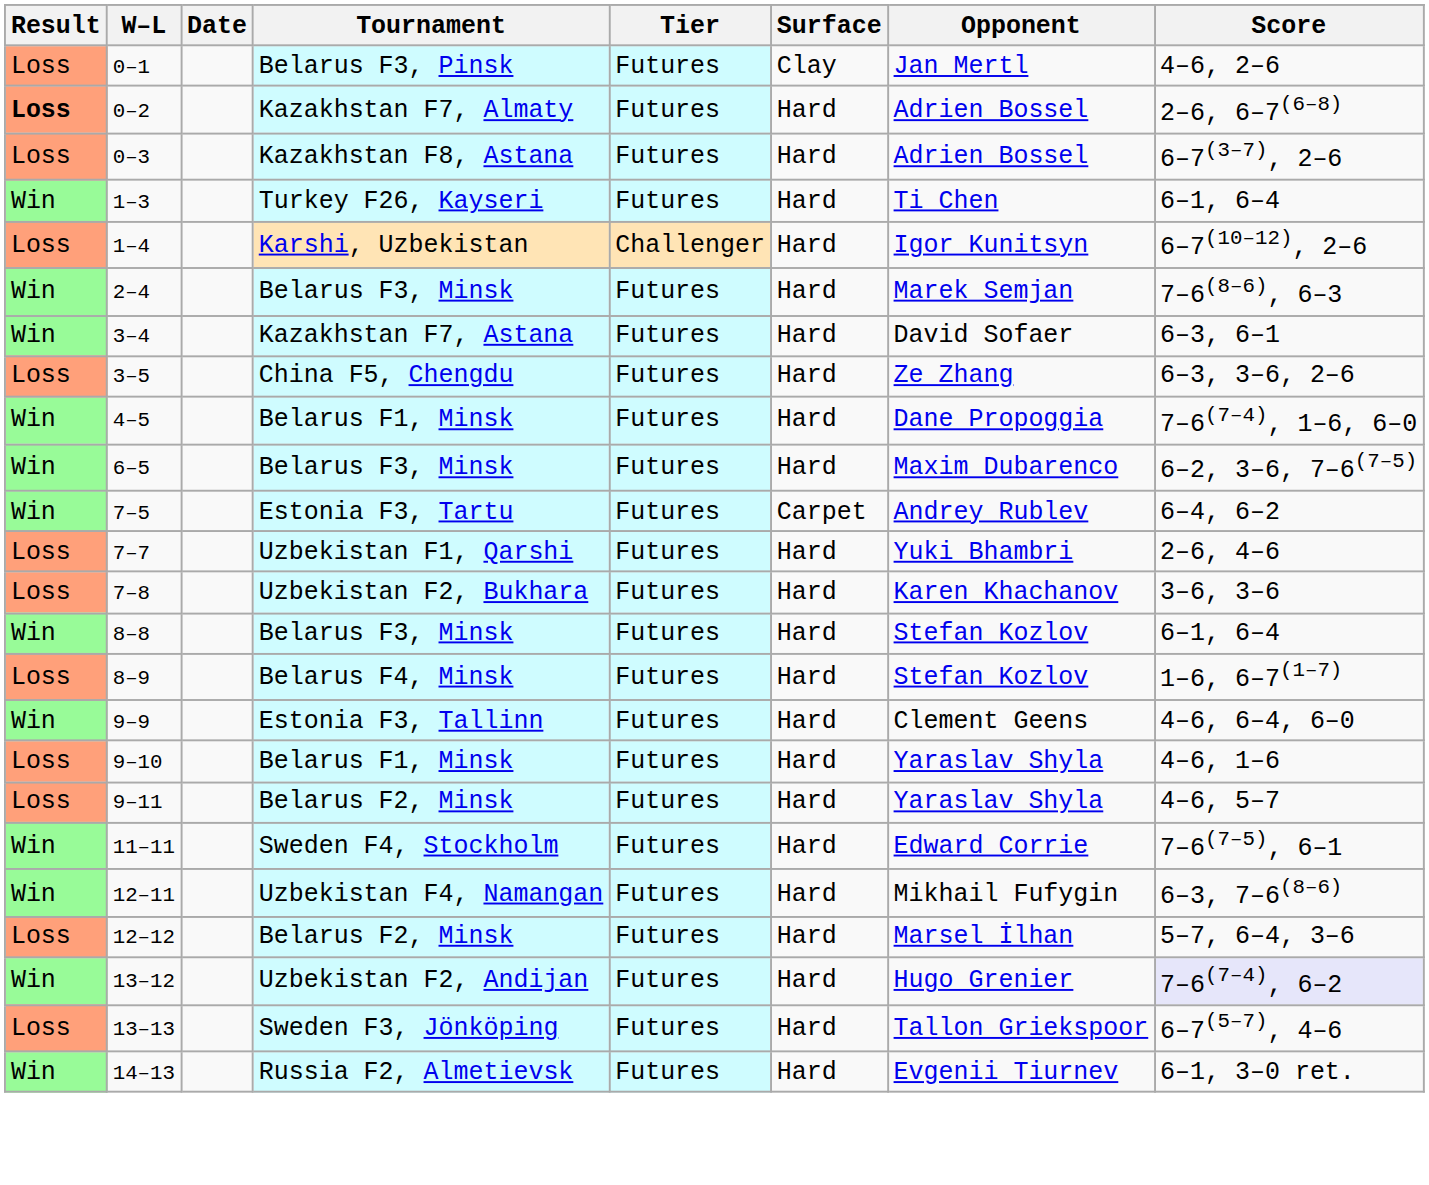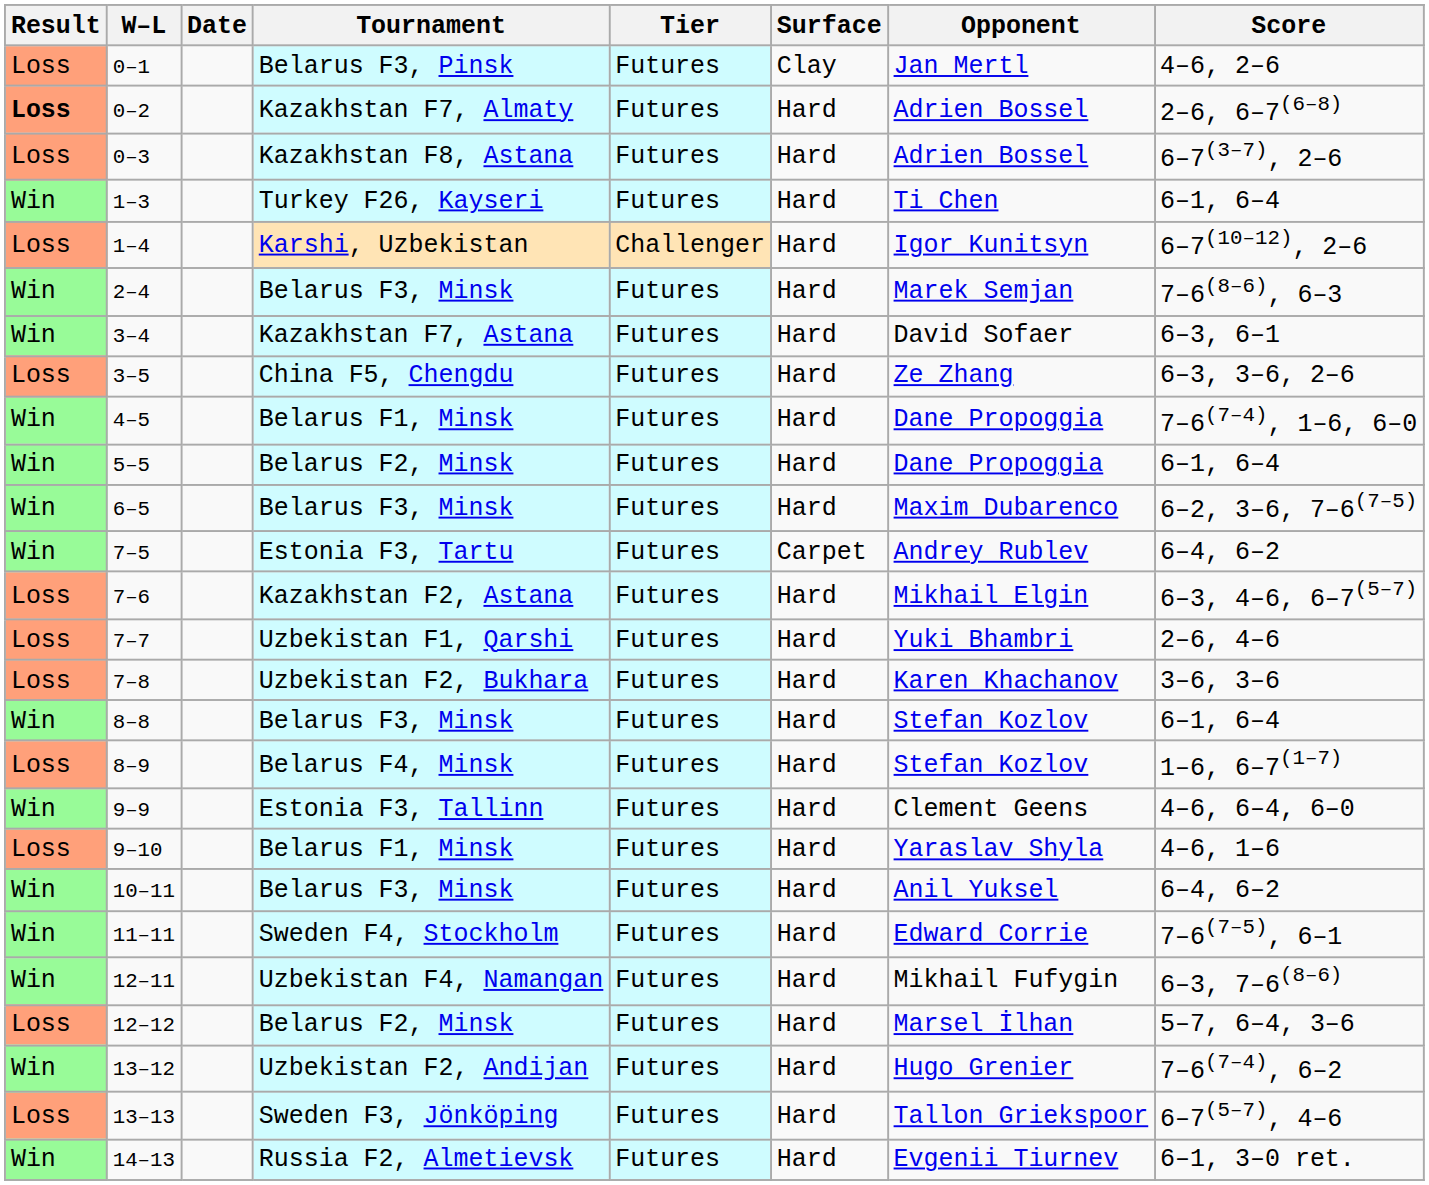+ row: (131, 465)
+ row: (131, 597)
- row: (138, 803)
+ row: (144, 891)
(1251, 981) lavender background -> (1251, 1069) no background
